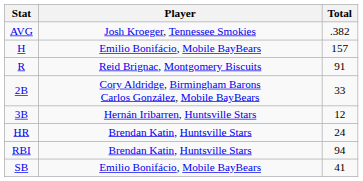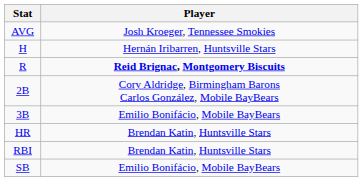- column: (340, 13)
(180, 48) Emilio Bonifácio, Mobile BayBears -> (199, 48) Hernán Iribarren, Huntsville Stars
(180, 66) normal -> (199, 66) bold
(180, 114) Hernán Iribarren, Huntsville Stars -> (199, 114) Emilio Bonifácio, Mobile BayBears
